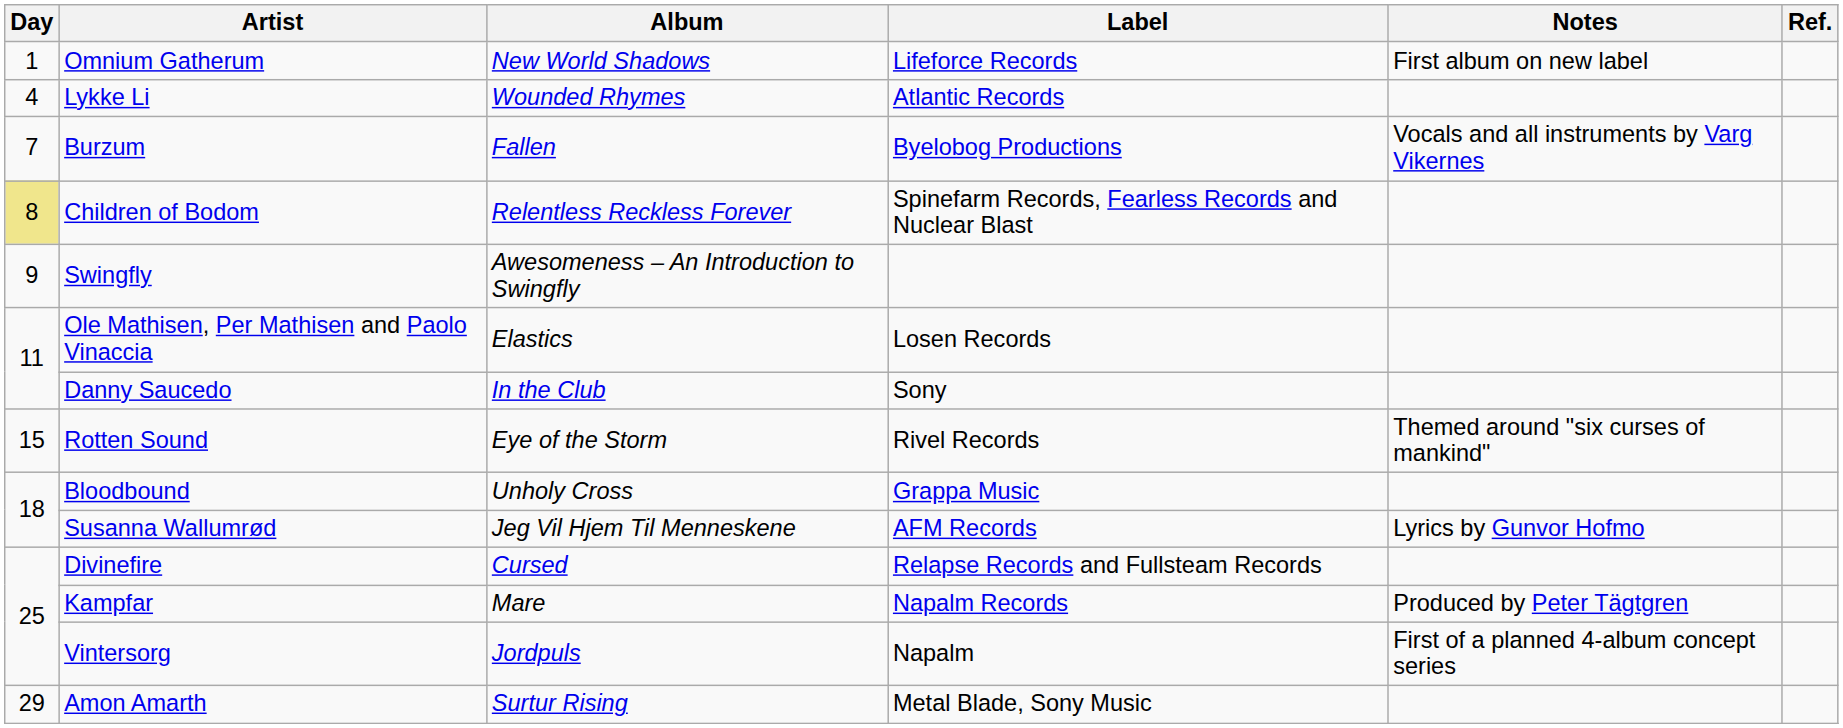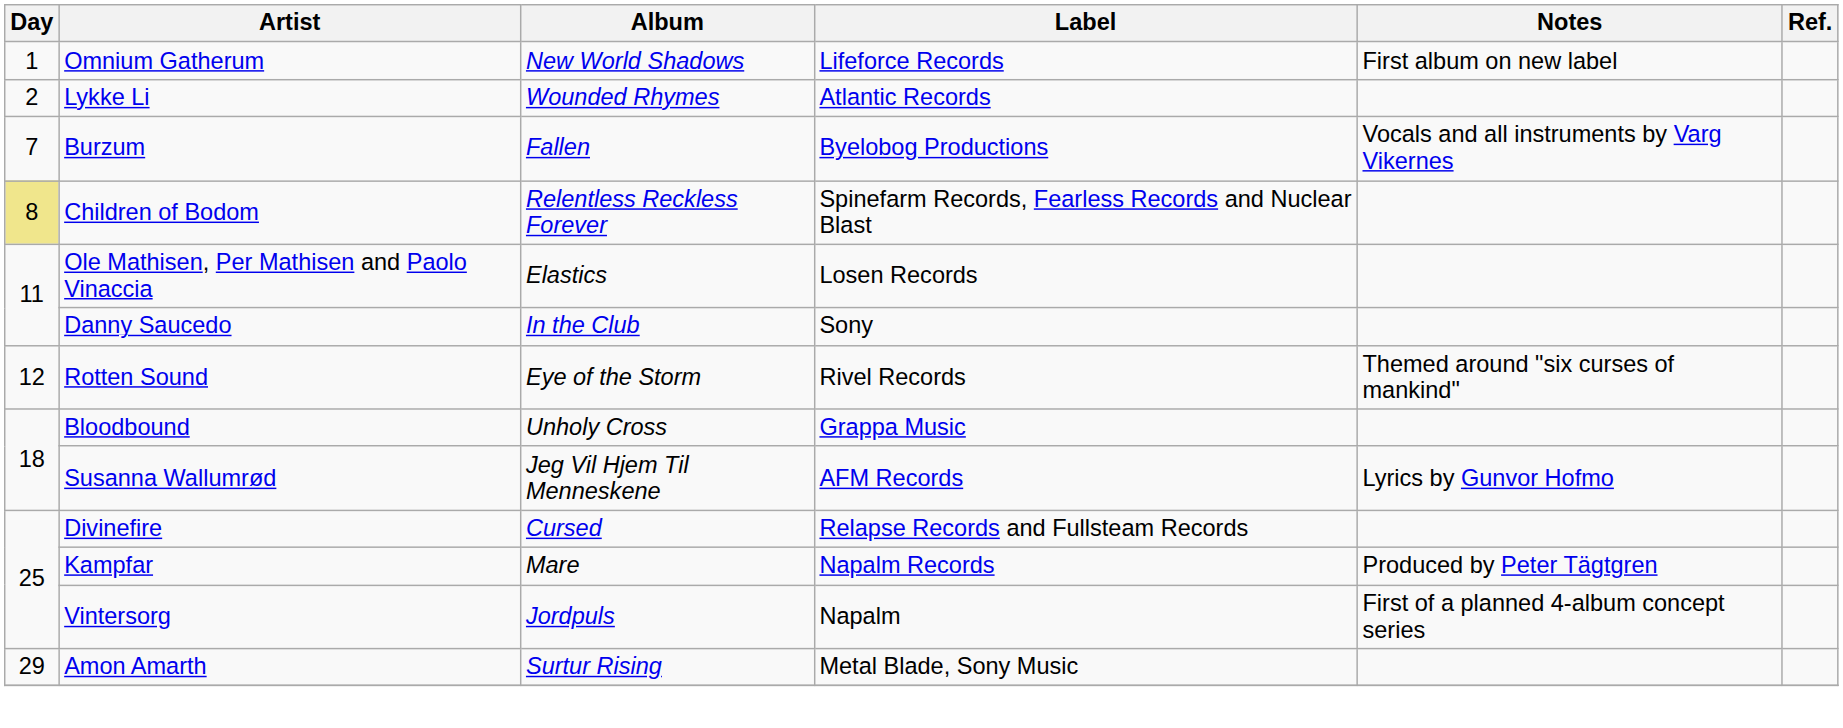(32, 97) 4 -> (32, 97) 2
- row: (108, 275)
(32, 440) 15 -> (32, 376) 12
